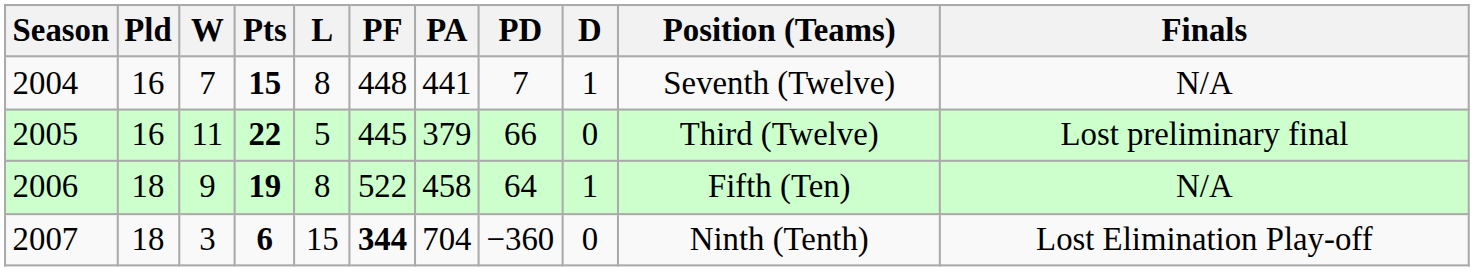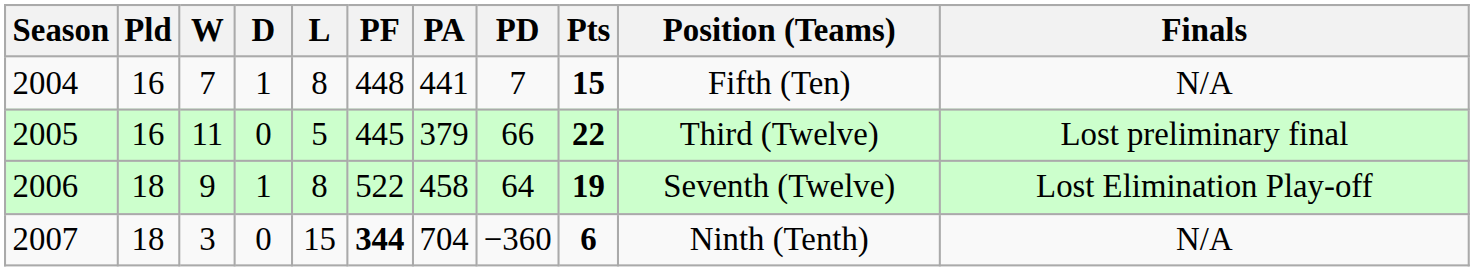columns swapped: (590, 30) <-> (265, 30)
(779, 82) Seventh (Twelve) -> (779, 82) Fifth (Ten)
(779, 186) Fifth (Ten) -> (779, 186) Seventh (Twelve)
(1204, 186) N/A -> (1204, 186) Lost Elimination Play-off
(1204, 238) Lost Elimination Play-off -> (1204, 238) N/A
